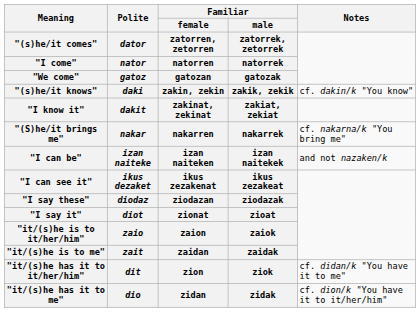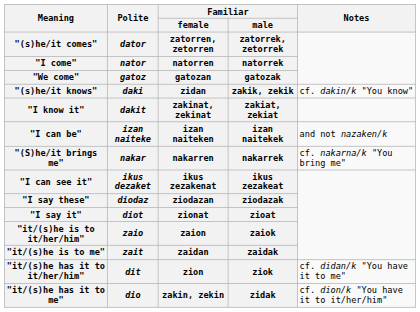(193, 91) zakin, zekin -> (193, 91) zidan
rows swapped: (56, 134) <-> (56, 158)
(193, 295) zidan -> (193, 295) zakin, zekin
